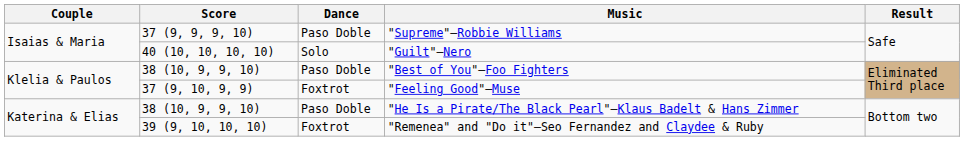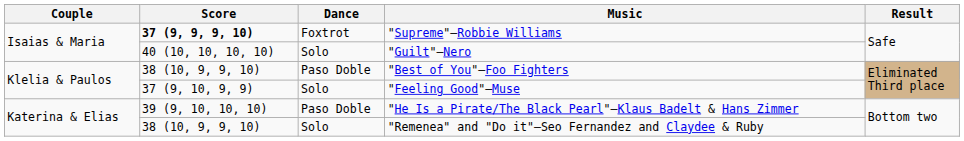(198, 33) normal -> (198, 33) bold
(336, 33) Paso Doble -> (325, 33) Foxtrot
(325, 89) Foxtrot -> (315, 89) Solo
(201, 108) 38 (10, 9, 9, 10) -> (205, 108) 39 (9, 10, 10, 10)
(205, 127) 39 (9, 10, 10, 10) -> (201, 127) 38 (10, 9, 9, 10)
(325, 127) Foxtrot -> (315, 127) Solo
